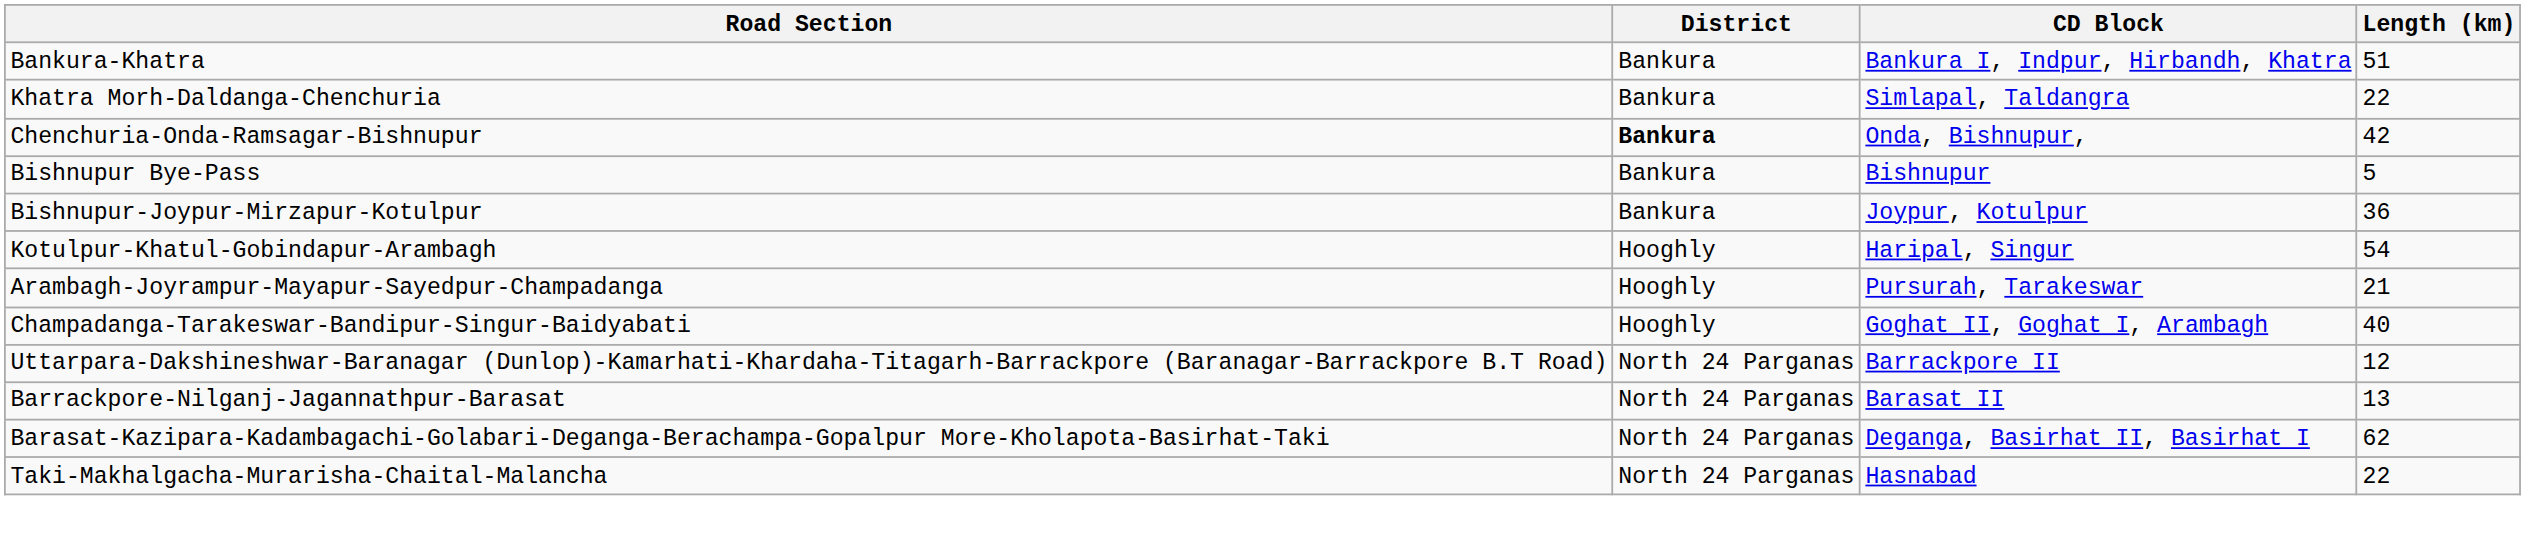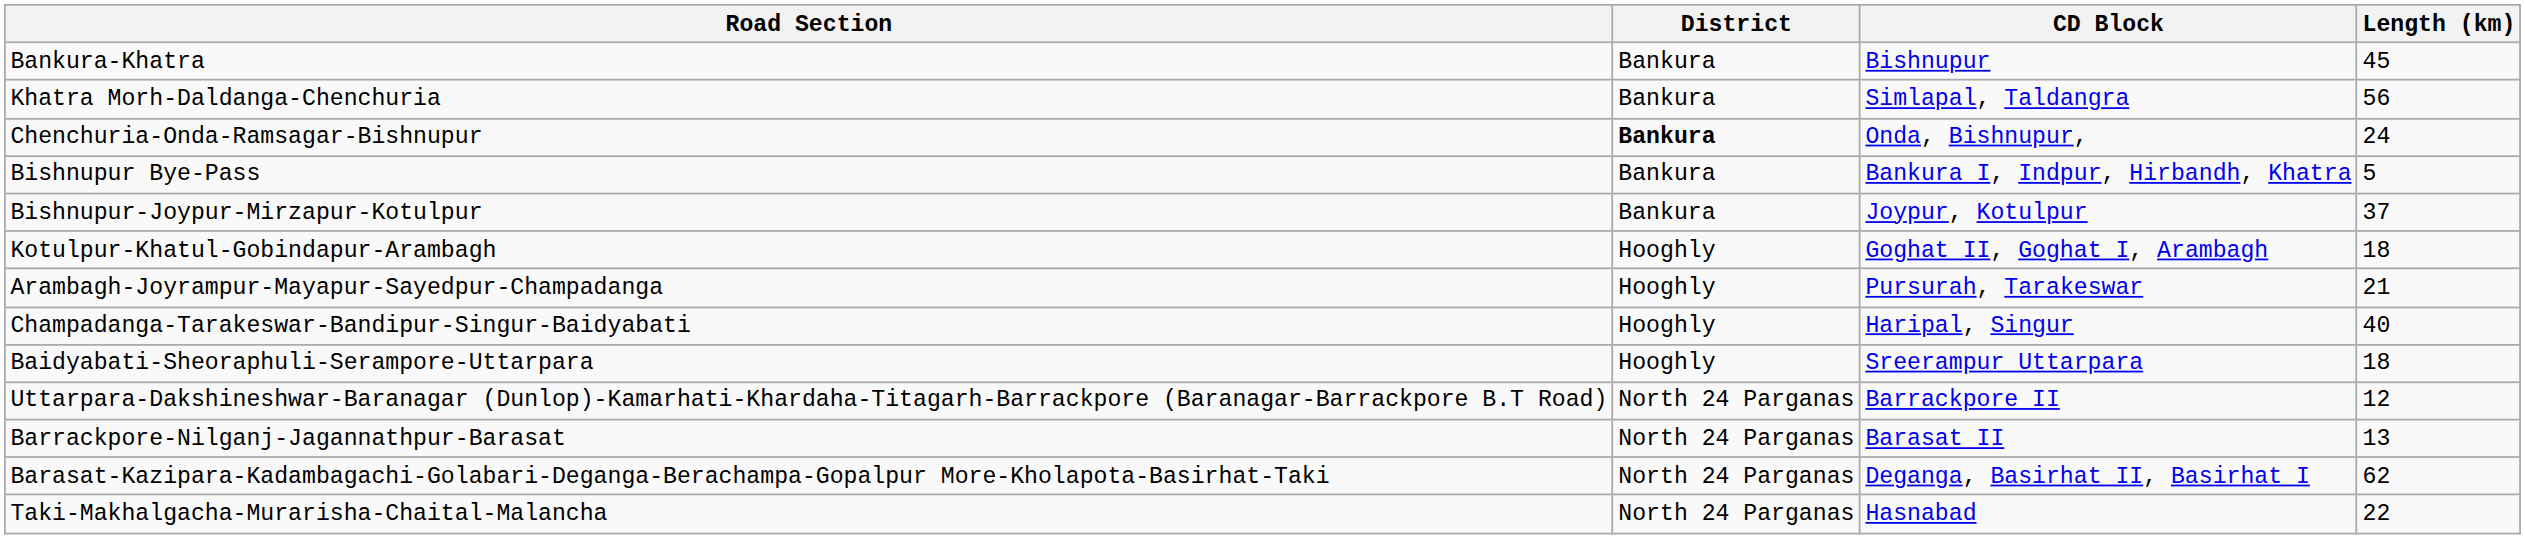(2108, 61) Bankura I, Indpur, Hirbandh, Khatra -> (1928, 61) Bishnupur
(2376, 61) 51 -> (2376, 61) 45
(2376, 99) 22 -> (2376, 99) 56
(2376, 137) 42 -> (2376, 137) 24
(1928, 175) Bishnupur -> (2108, 175) Bankura I, Indpur, Hirbandh, Khatra
(2376, 212) 36 -> (2376, 212) 37
(1970, 250) Haripal, Singur -> (2067, 250) Goghat II, Goghat I, Arambagh
(2376, 250) 54 -> (2376, 250) 18
(2067, 325) Goghat II, Goghat I, Arambagh -> (1970, 325) Haripal, Singur
+ row: (302, 363)
